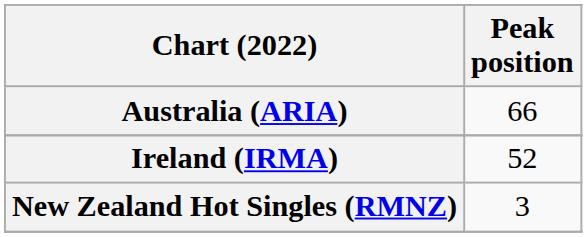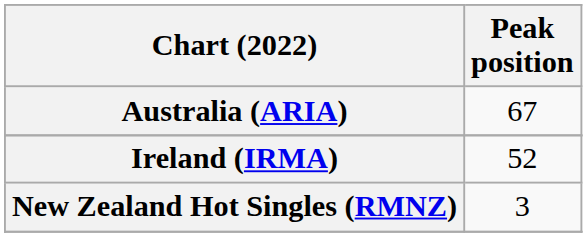(522, 110) 66 -> (522, 110) 67
